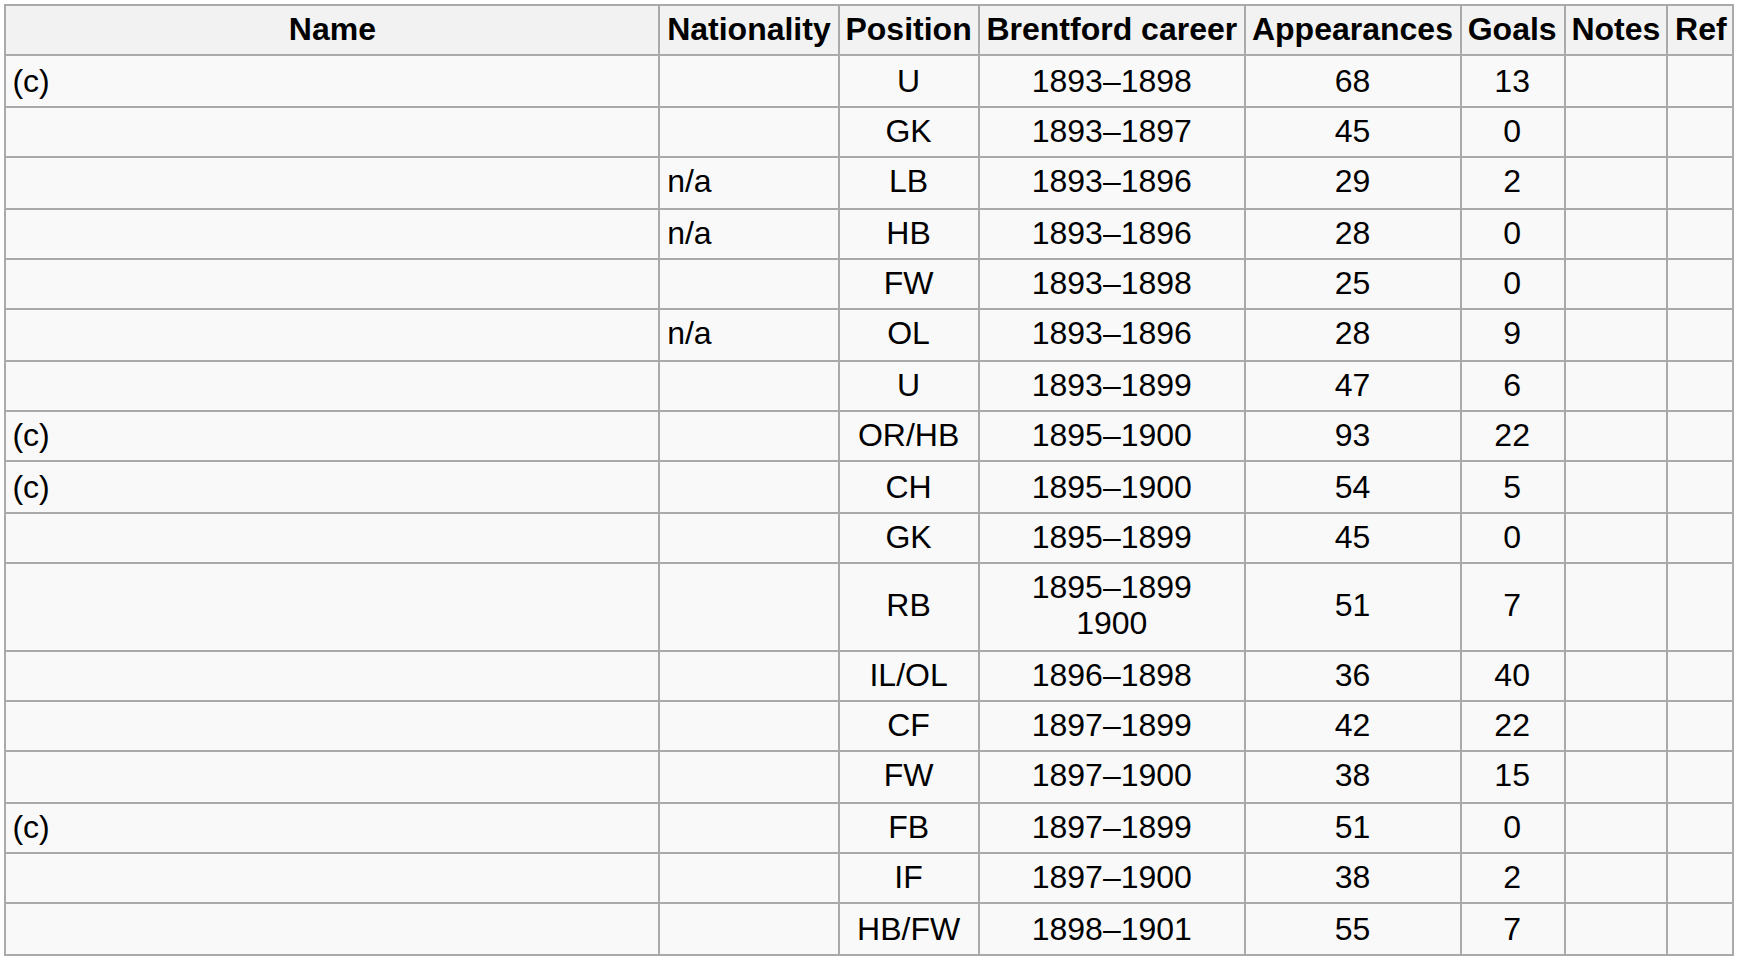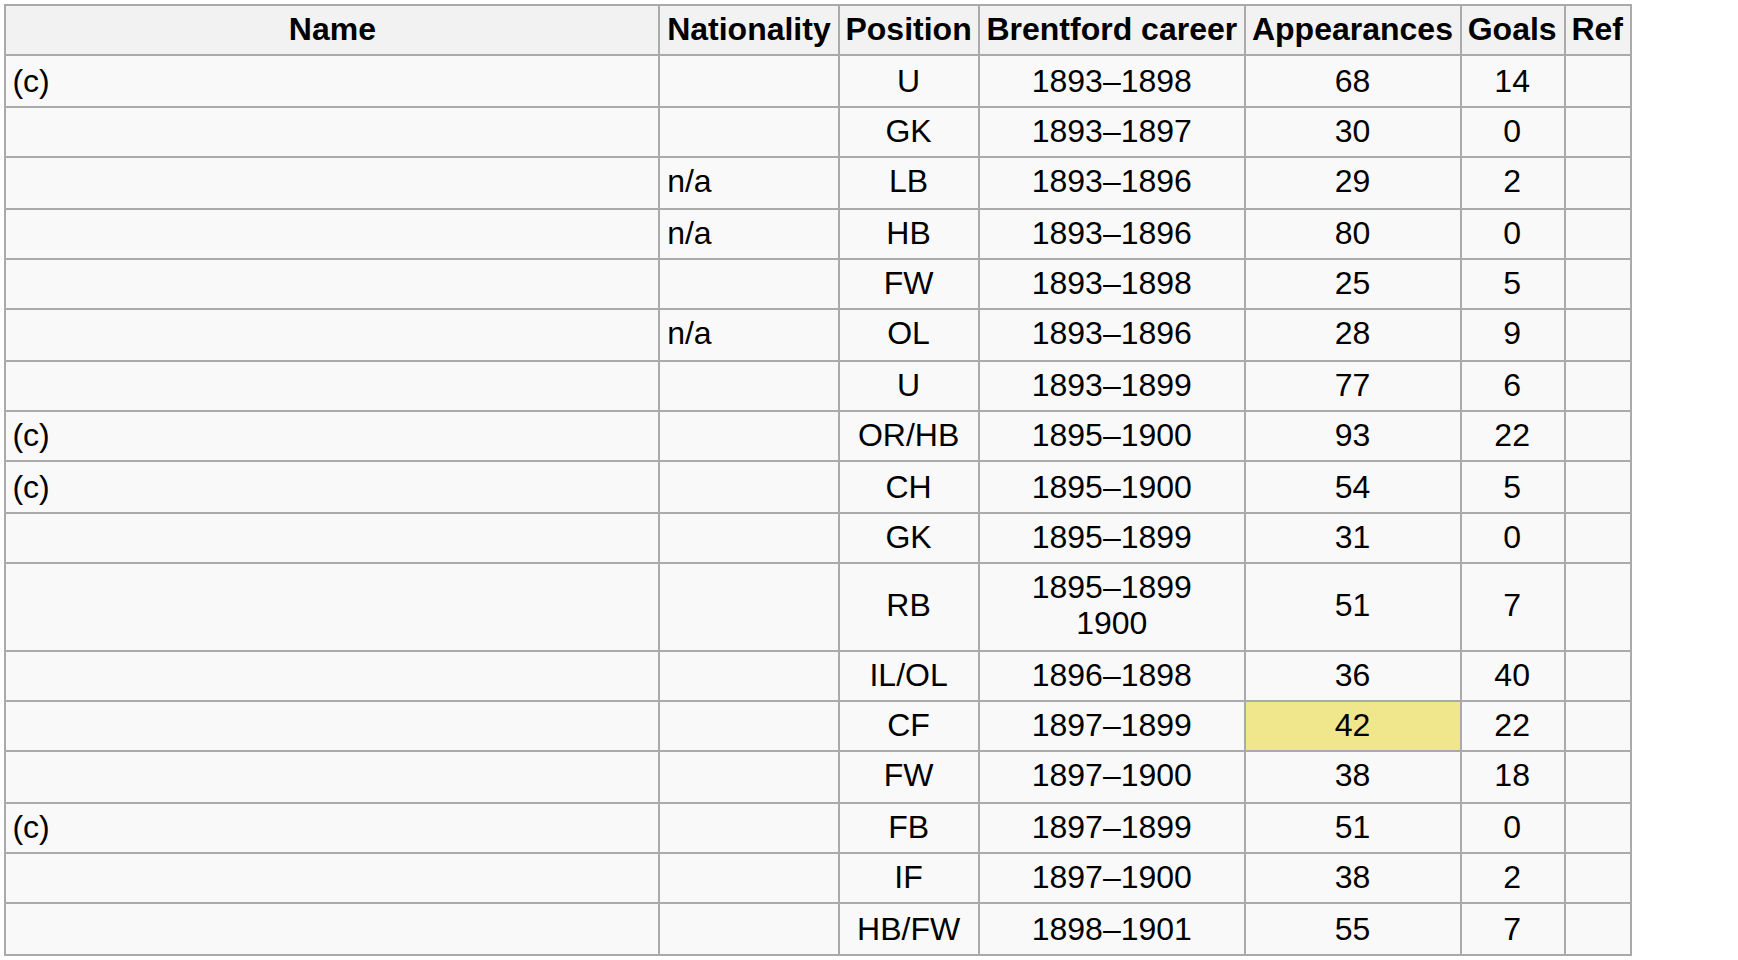- column: (1616, 29)
(1512, 80) 13 -> (1512, 80) 14
(1352, 131) 45 -> (1352, 131) 30
(1352, 232) 28 -> (1352, 232) 80
(1512, 283) 0 -> (1512, 283) 5
(1352, 385) 47 -> (1352, 385) 77
(1352, 537) 45 -> (1352, 537) 31
(1352, 725) no background -> (1352, 725) khaki background
(1512, 776) 15 -> (1512, 776) 18
